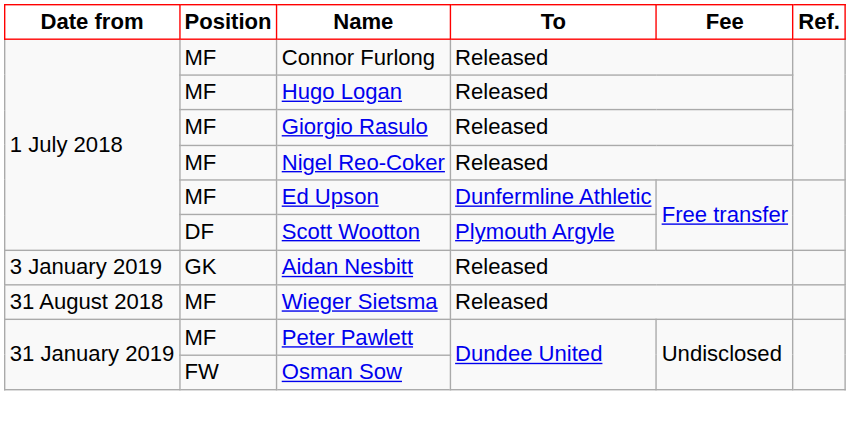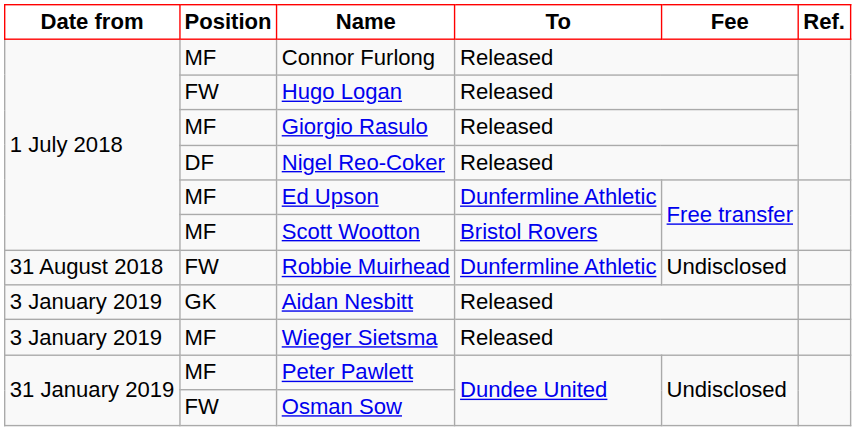(200, 92) MF -> (202, 92) FW
(200, 162) MF -> (199, 162) DF
(199, 232) DF -> (200, 232) MF
(535, 232) Plymouth Argyle -> (529, 232) Bristol Rovers
+ row: (366, 267)
(87, 302) 31 August 2018 -> (86, 337) 3 January 2019
